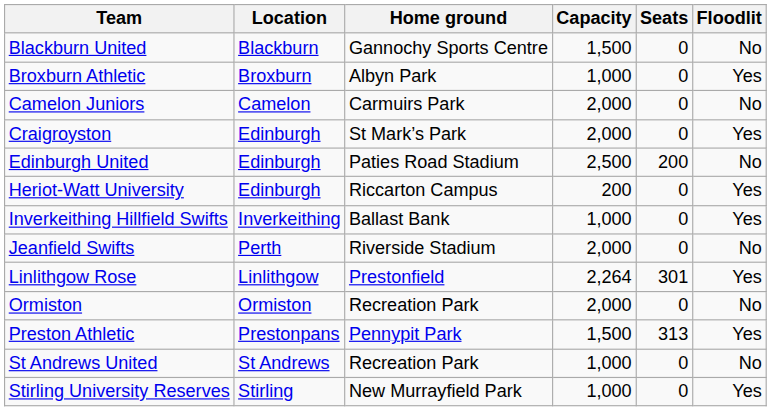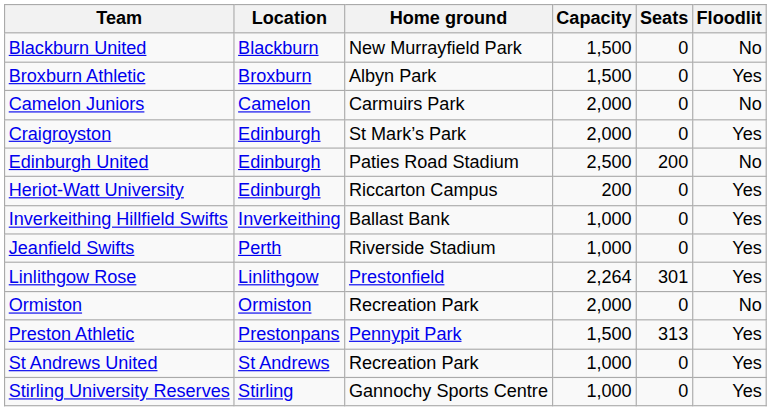(448, 47) Gannochy Sports Centre -> (435, 47) New Murrayfield Park
(609, 76) 1,000 -> (609, 76) 1,500
(609, 248) 2,000 -> (609, 248) 1,000
(750, 248) No -> (747, 248) Yes
(750, 362) No -> (747, 362) Yes
(435, 391) New Murrayfield Park -> (448, 391) Gannochy Sports Centre
